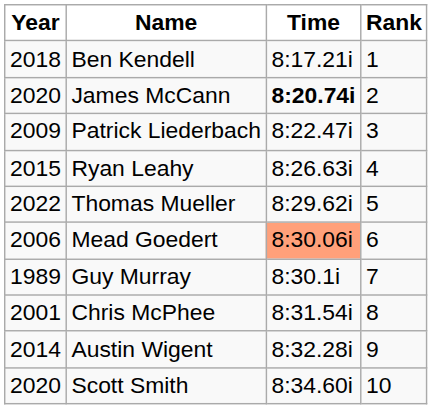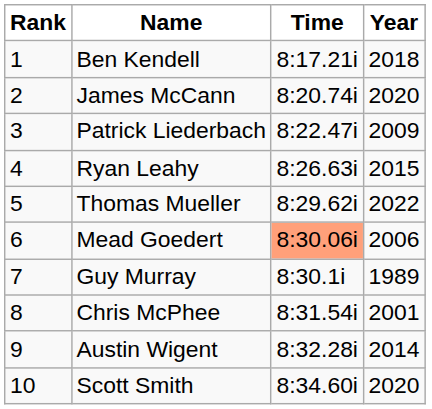columns swapped: (394, 22) <-> (35, 22)
(313, 95) bold -> (317, 95) normal
